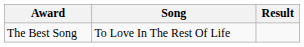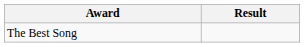- column: (174, 13)
